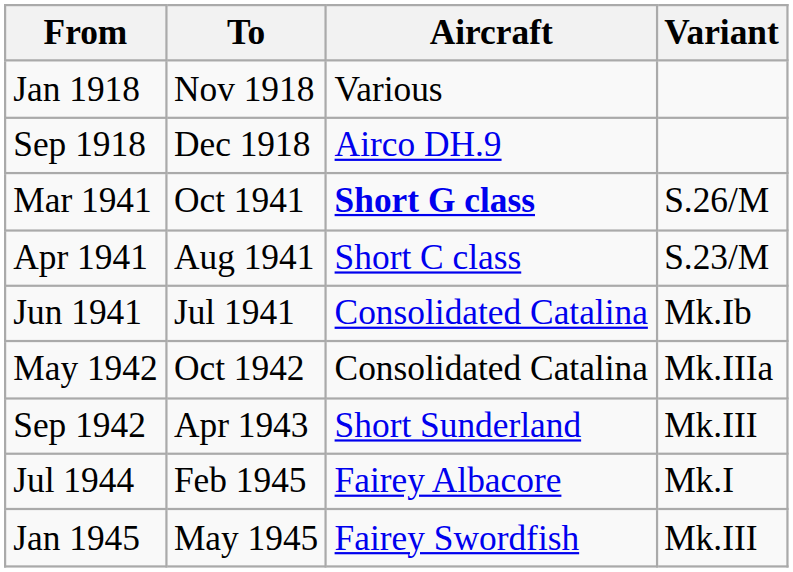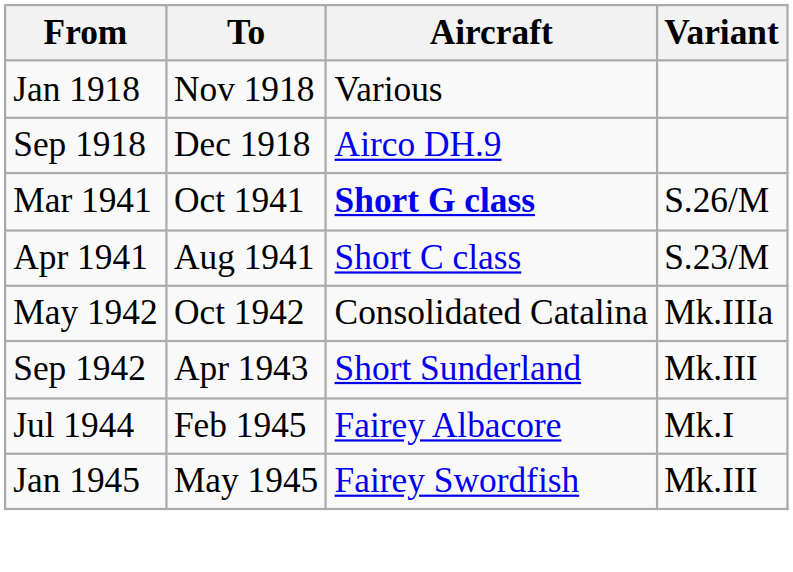- row: (78, 312)
